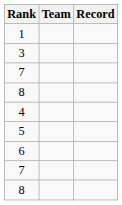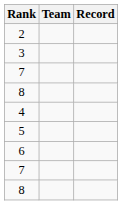- row: (22, 33)
+ row: (22, 33)
